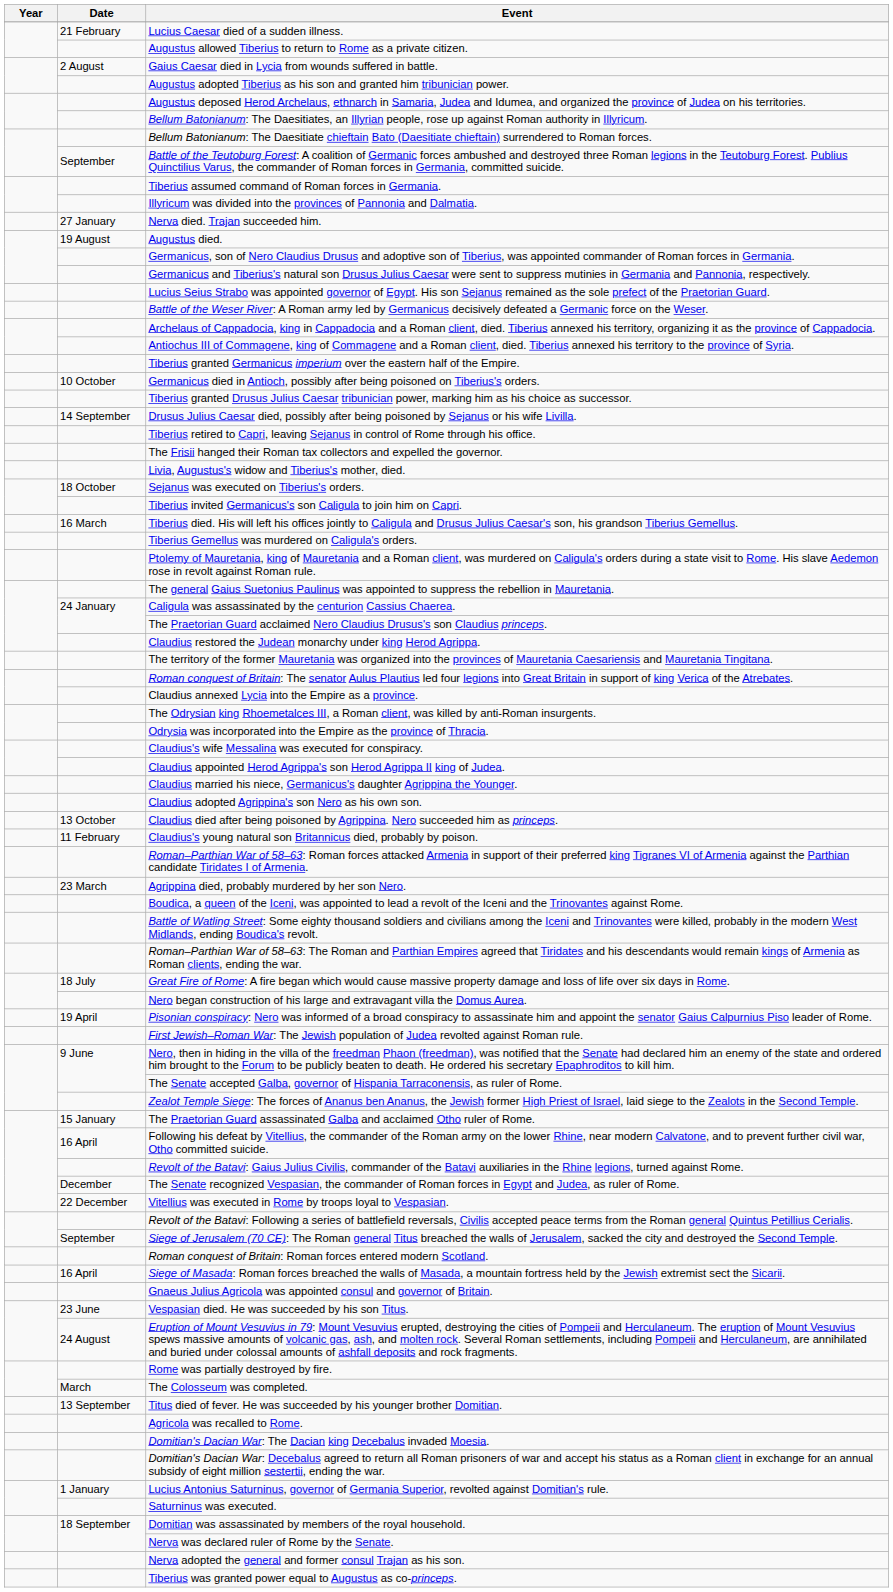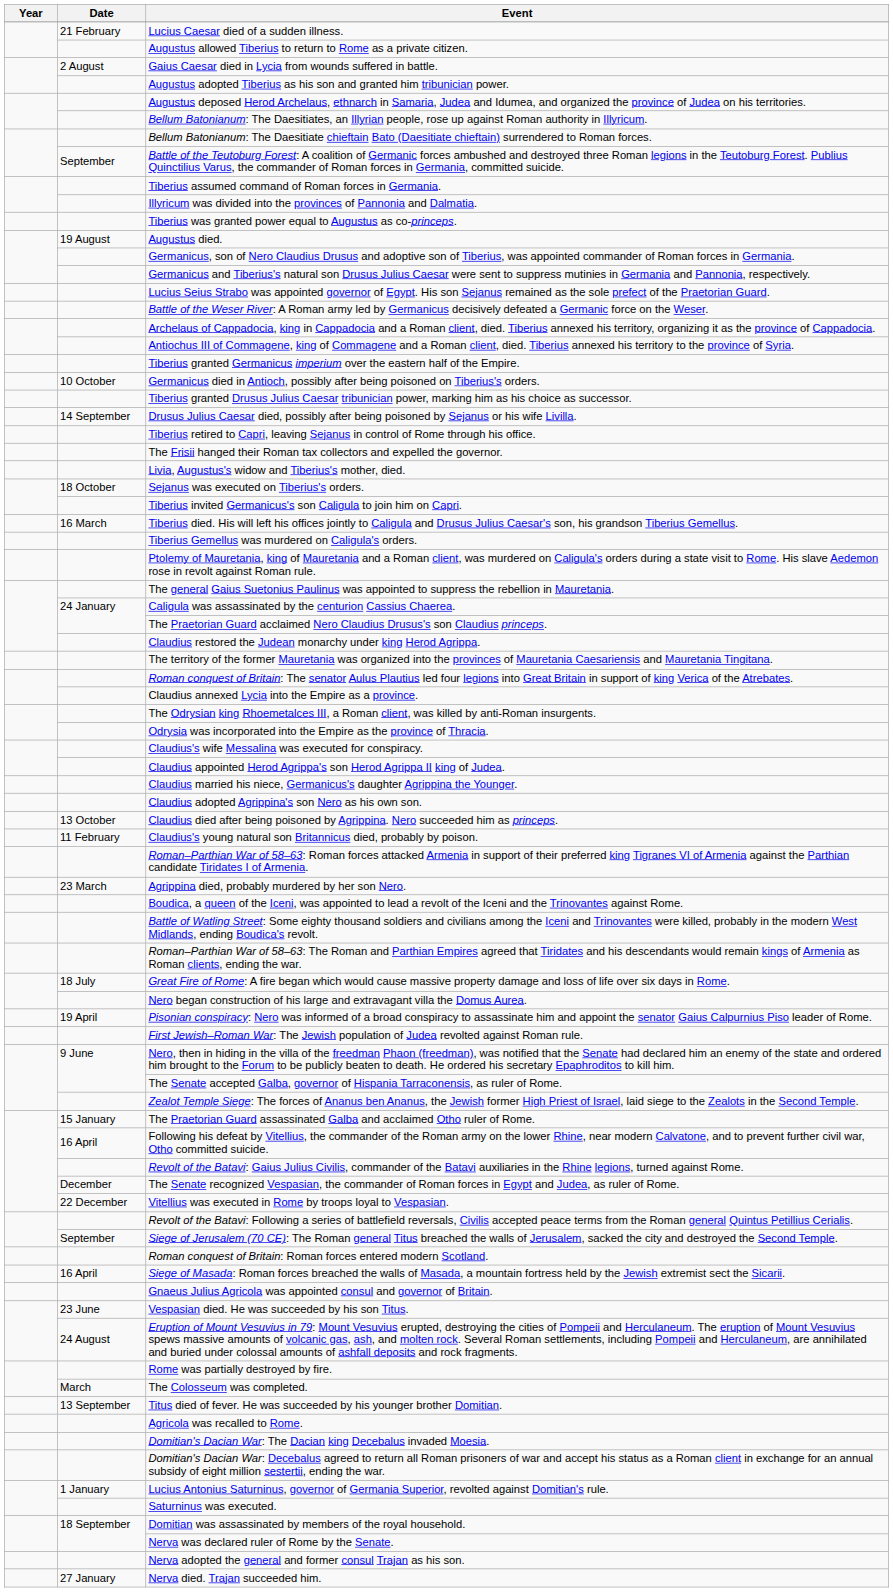rows swapped: (303, 1578) <-> (235, 221)
